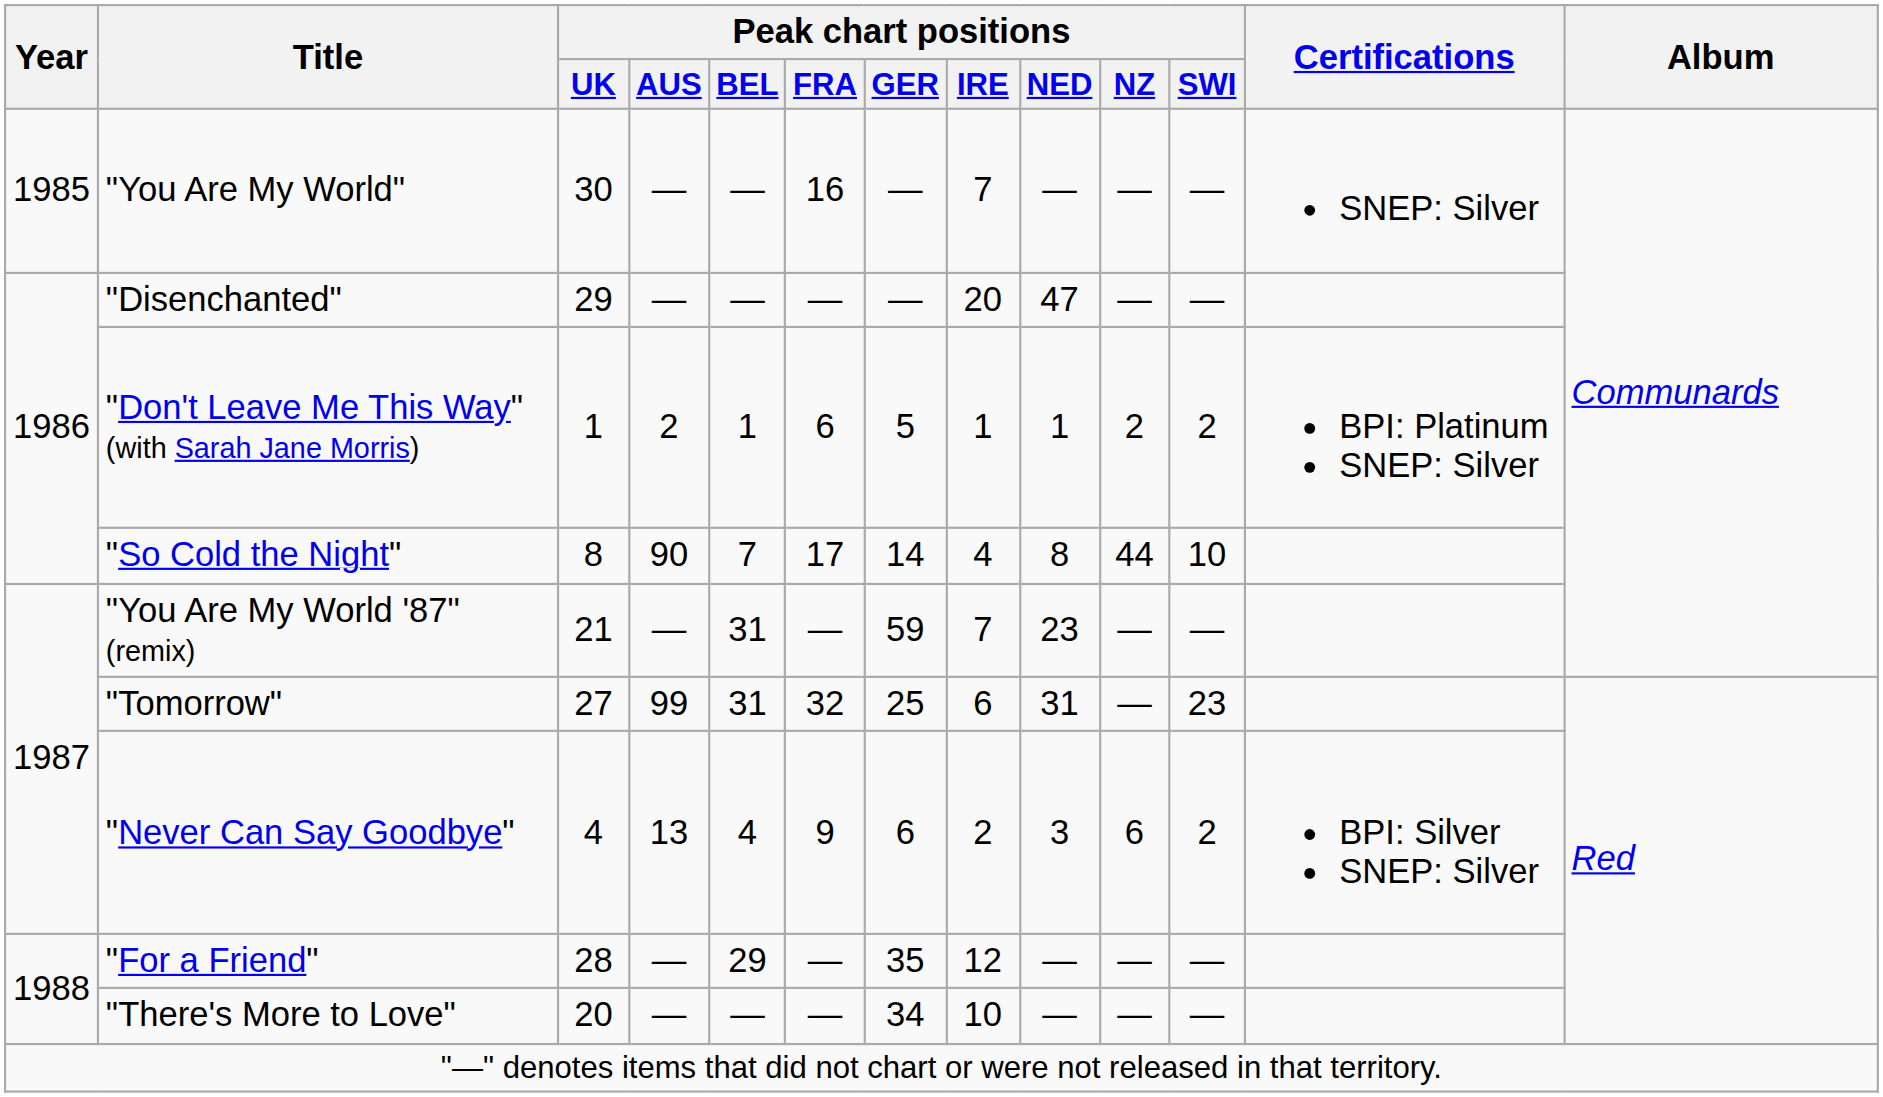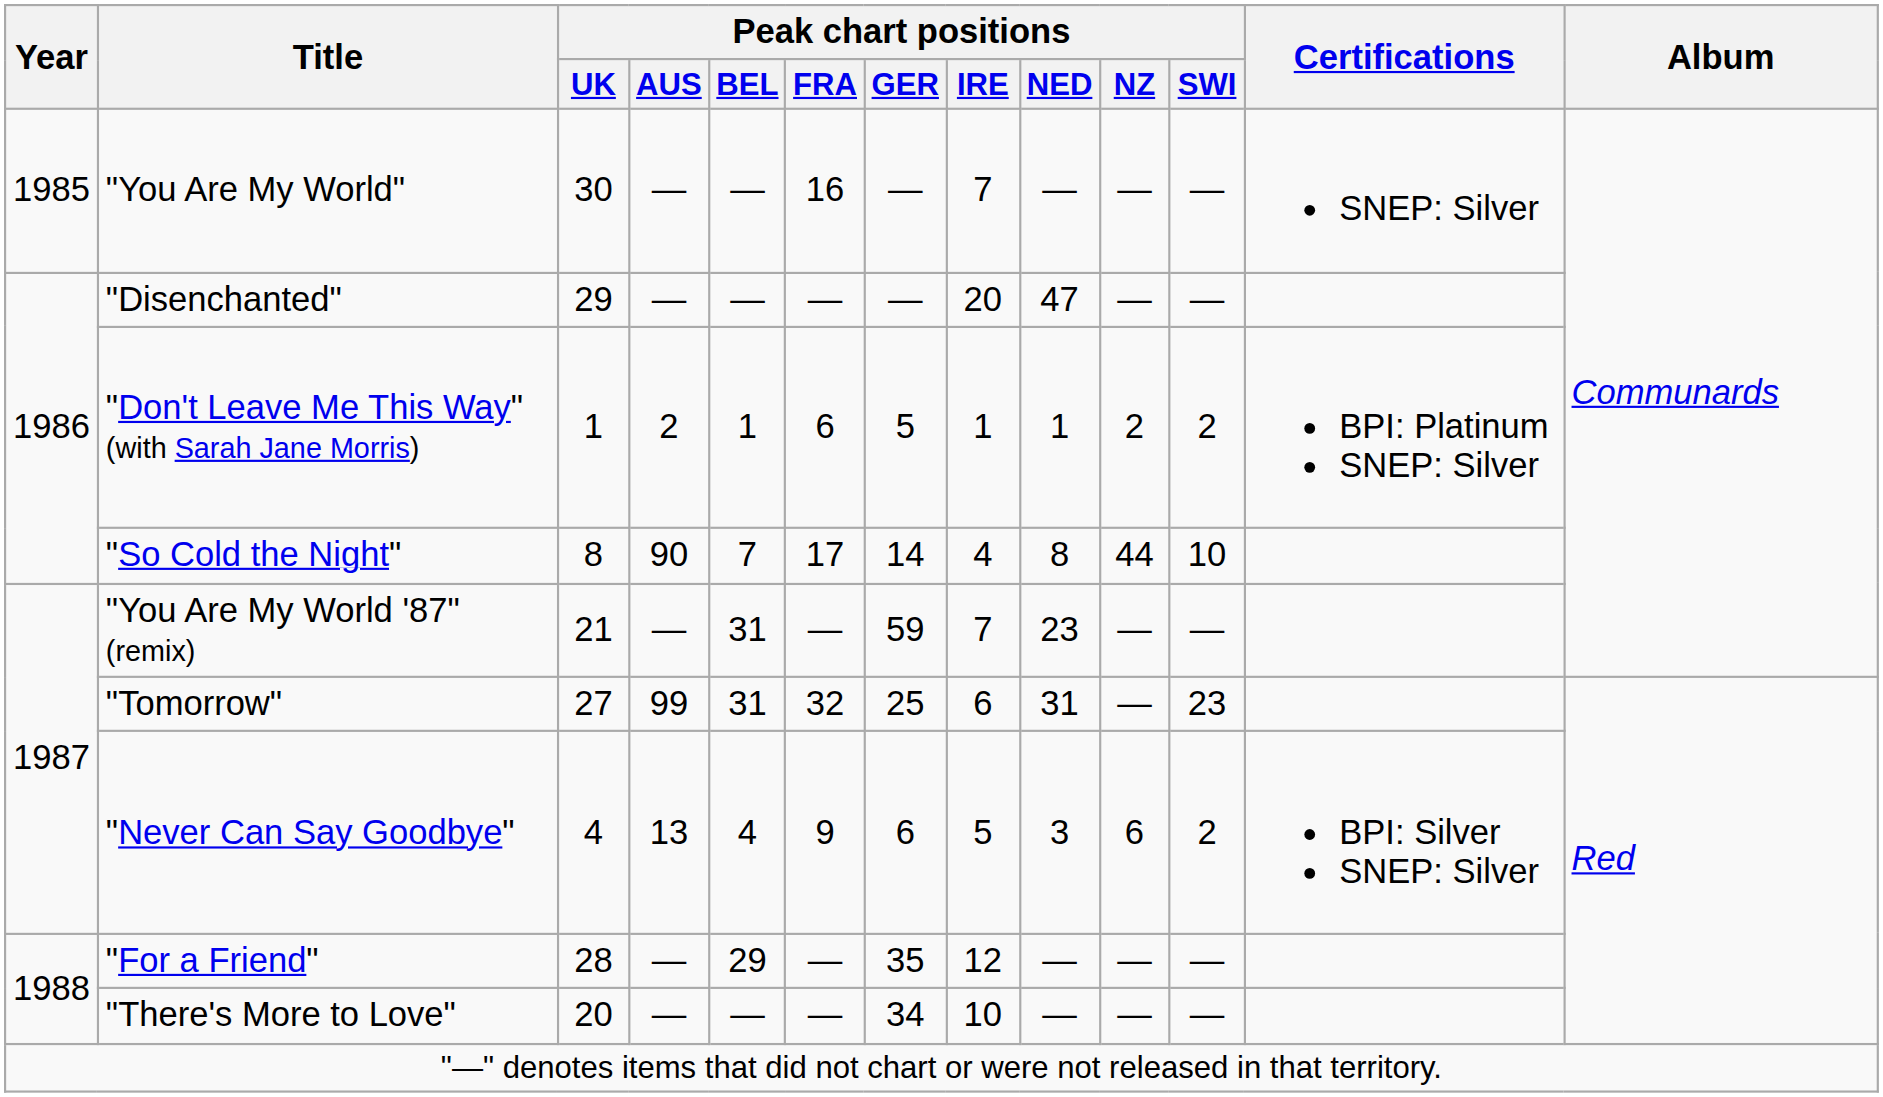(983, 831) 2 -> (983, 831) 5
